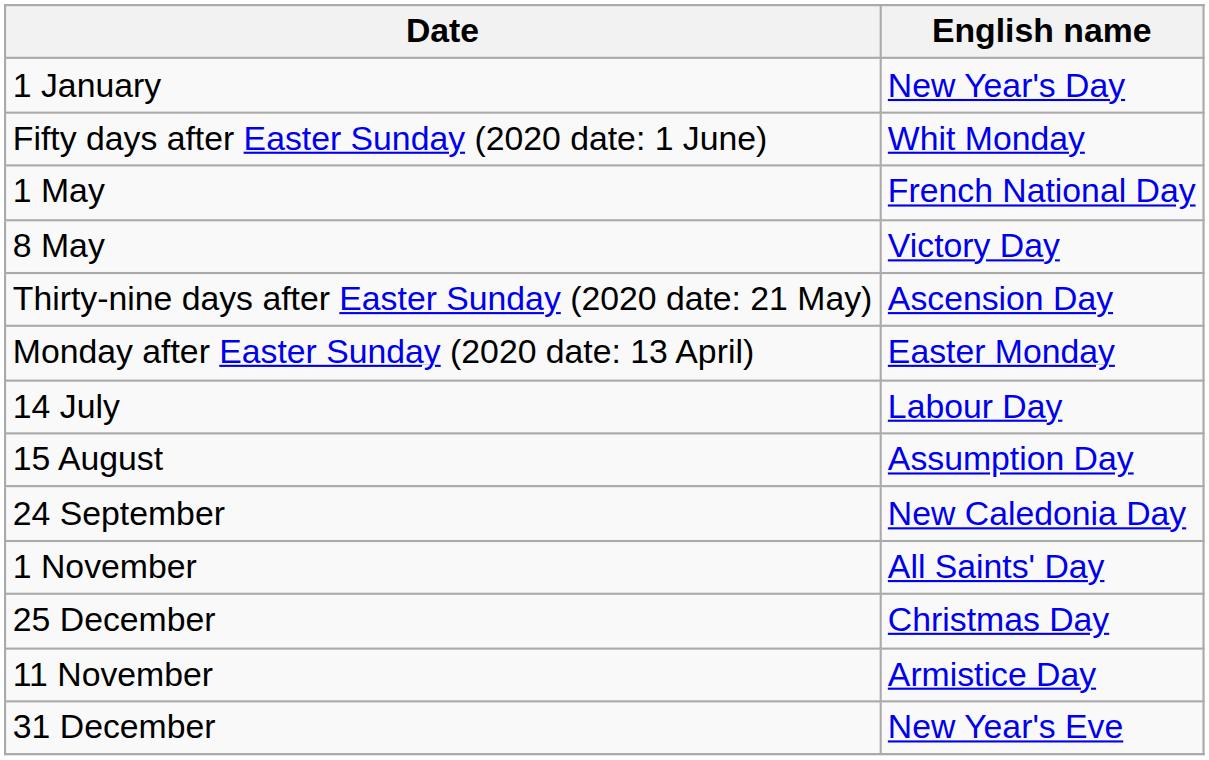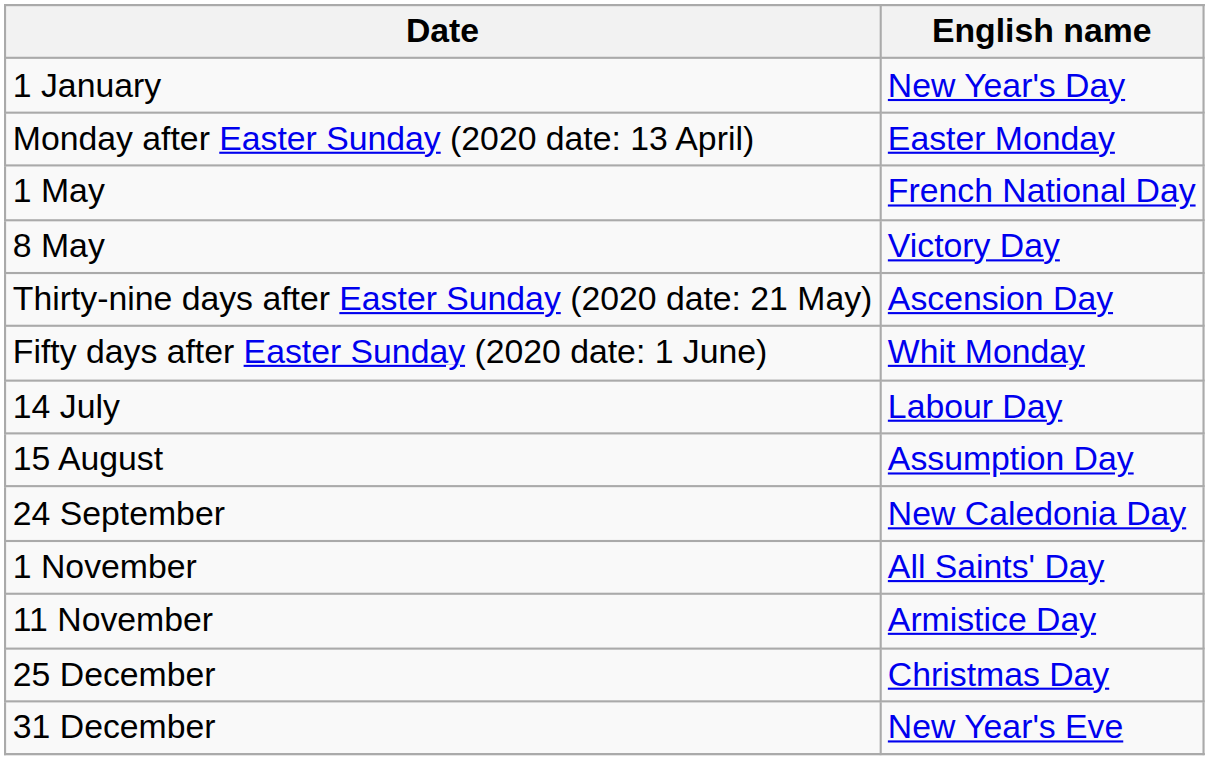rows swapped: (383, 352) <-> (390, 138)
rows swapped: (113, 673) <-> (114, 620)
